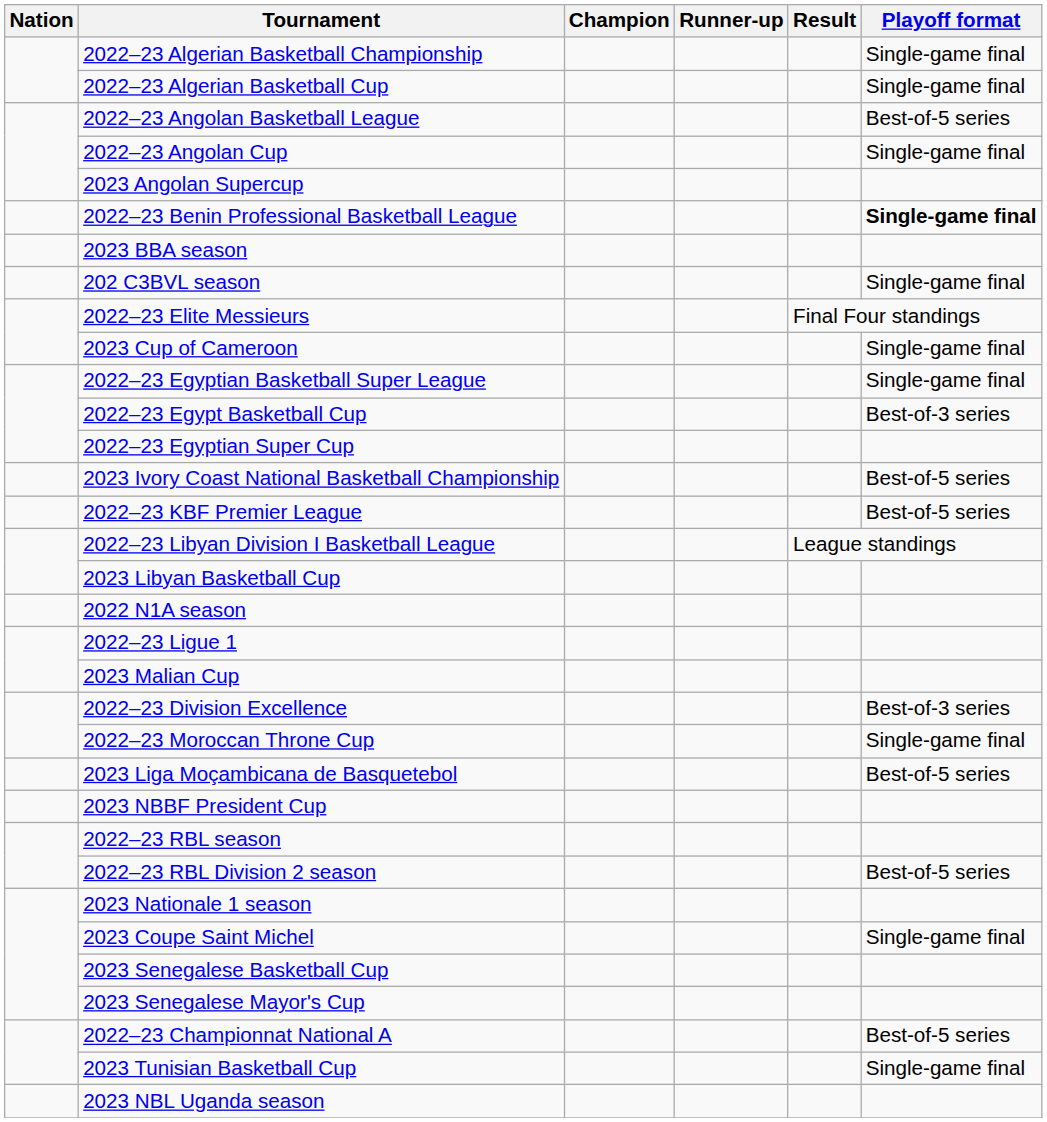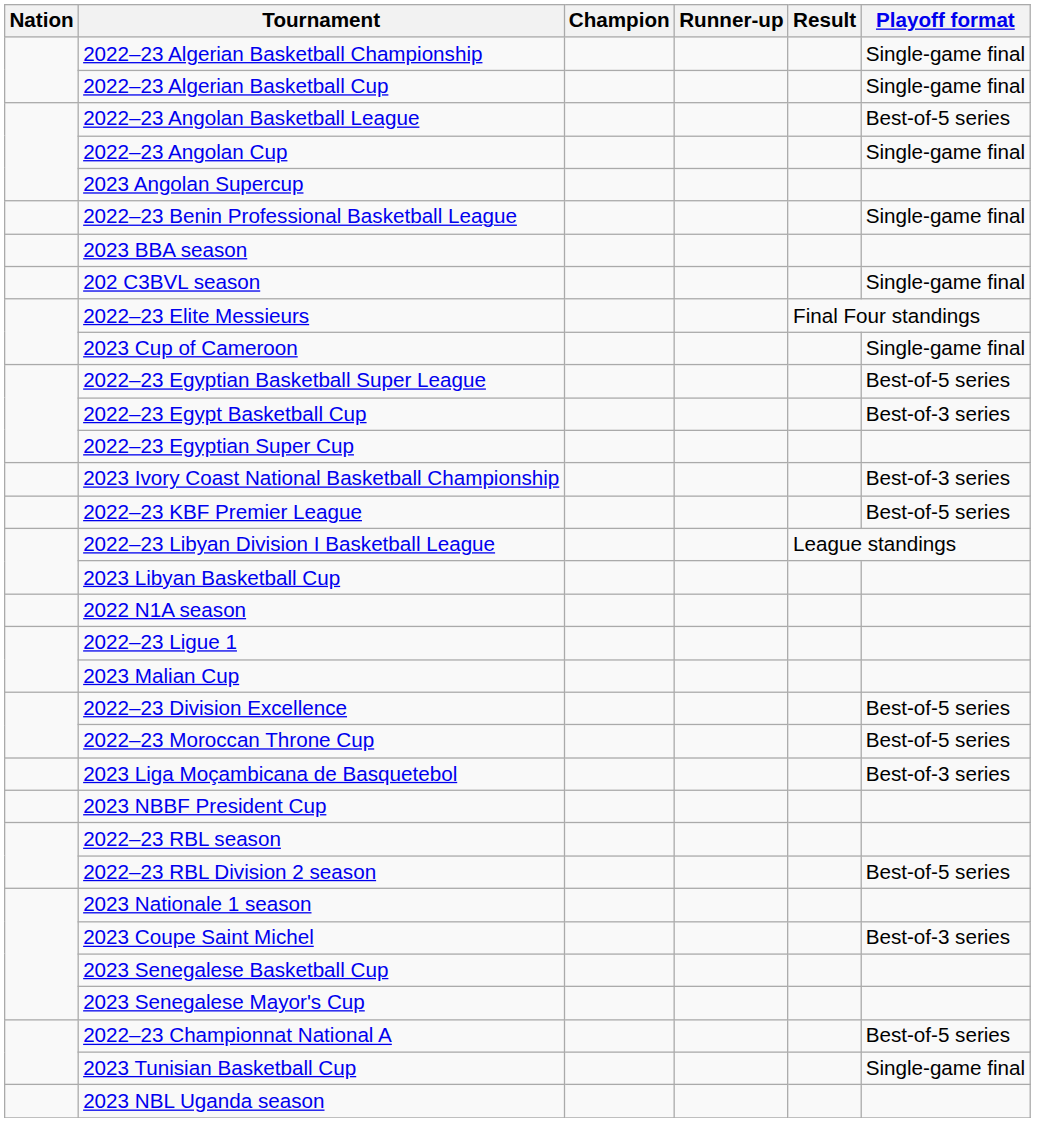(951, 217) bold -> (945, 217) normal
(945, 380) Single-game final -> (938, 380) Best-of-5 series
(938, 479) Best-of-5 series -> (938, 479) Best-of-3 series
(938, 708) Best-of-3 series -> (938, 708) Best-of-5 series
(945, 741) Single-game final -> (938, 741) Best-of-5 series
(938, 773) Best-of-5 series -> (938, 773) Best-of-3 series
(945, 937) Single-game final -> (938, 937) Best-of-3 series
